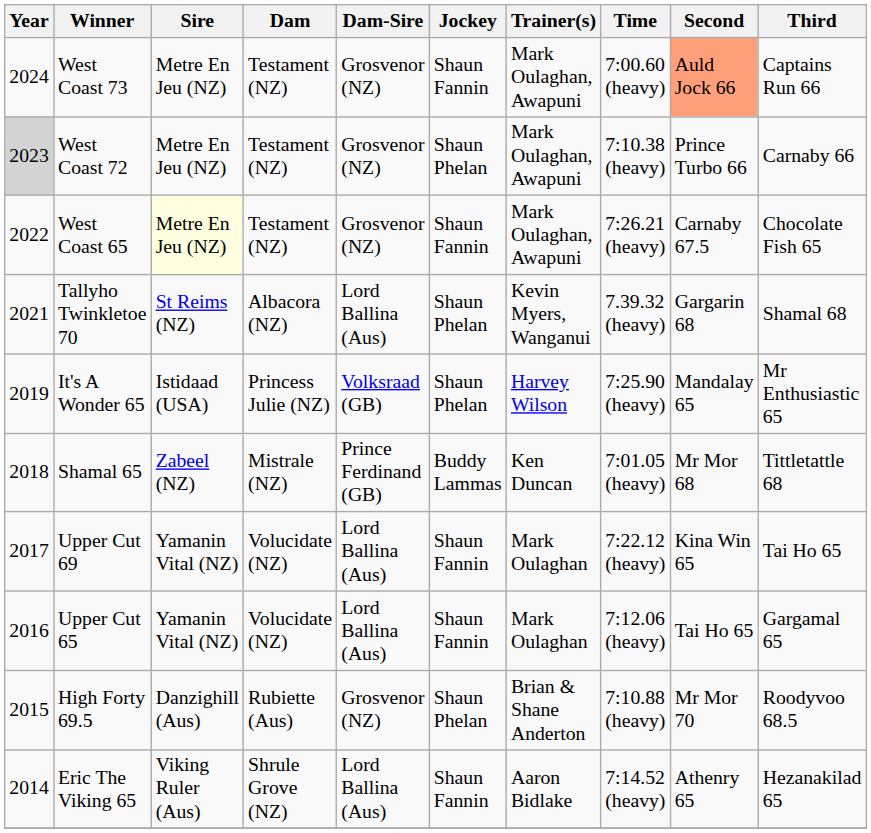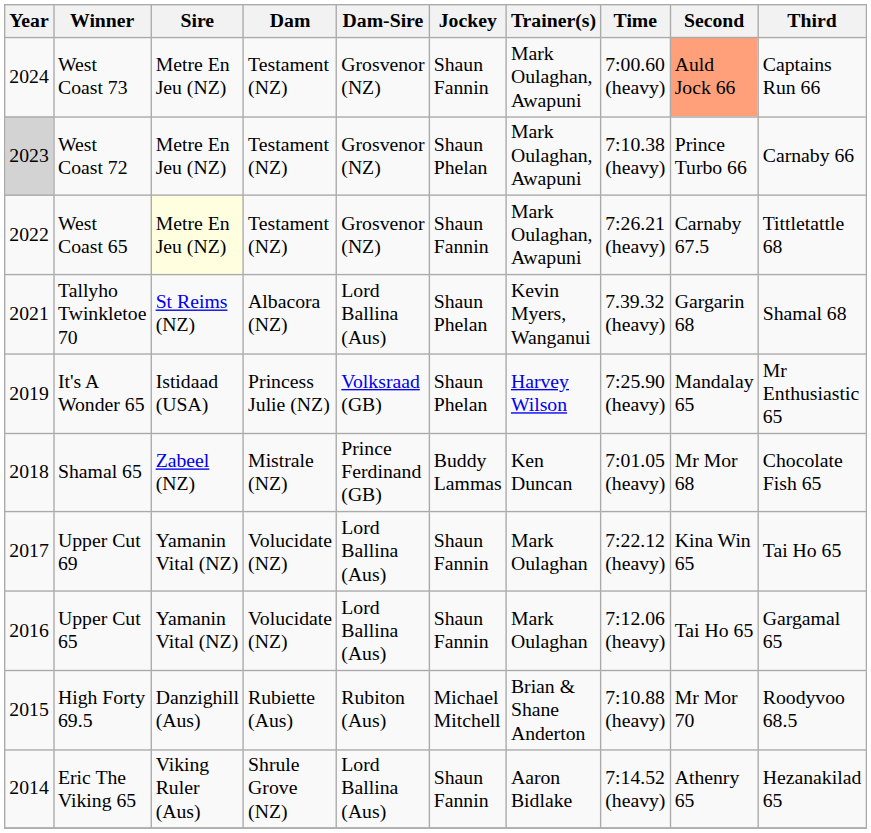(803, 235) Chocolate Fish 65 -> (803, 235) Tittletattle 68
(803, 472) Tittletattle 68 -> (803, 472) Chocolate Fish 65
(383, 709) Grosvenor (NZ) -> (373, 709) Rubiton (Aus)
(461, 709) Shaun Phelan -> (467, 709) Michael Mitchell
